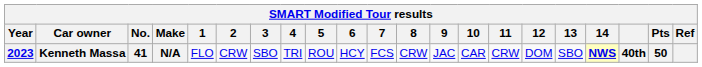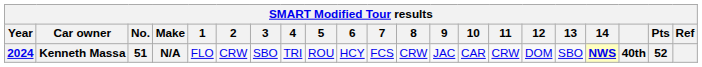(20, 53) 2023 -> (20, 53) 2024
(141, 53) 41 -> (141, 53) 51
(661, 53) 50 -> (661, 53) 52
